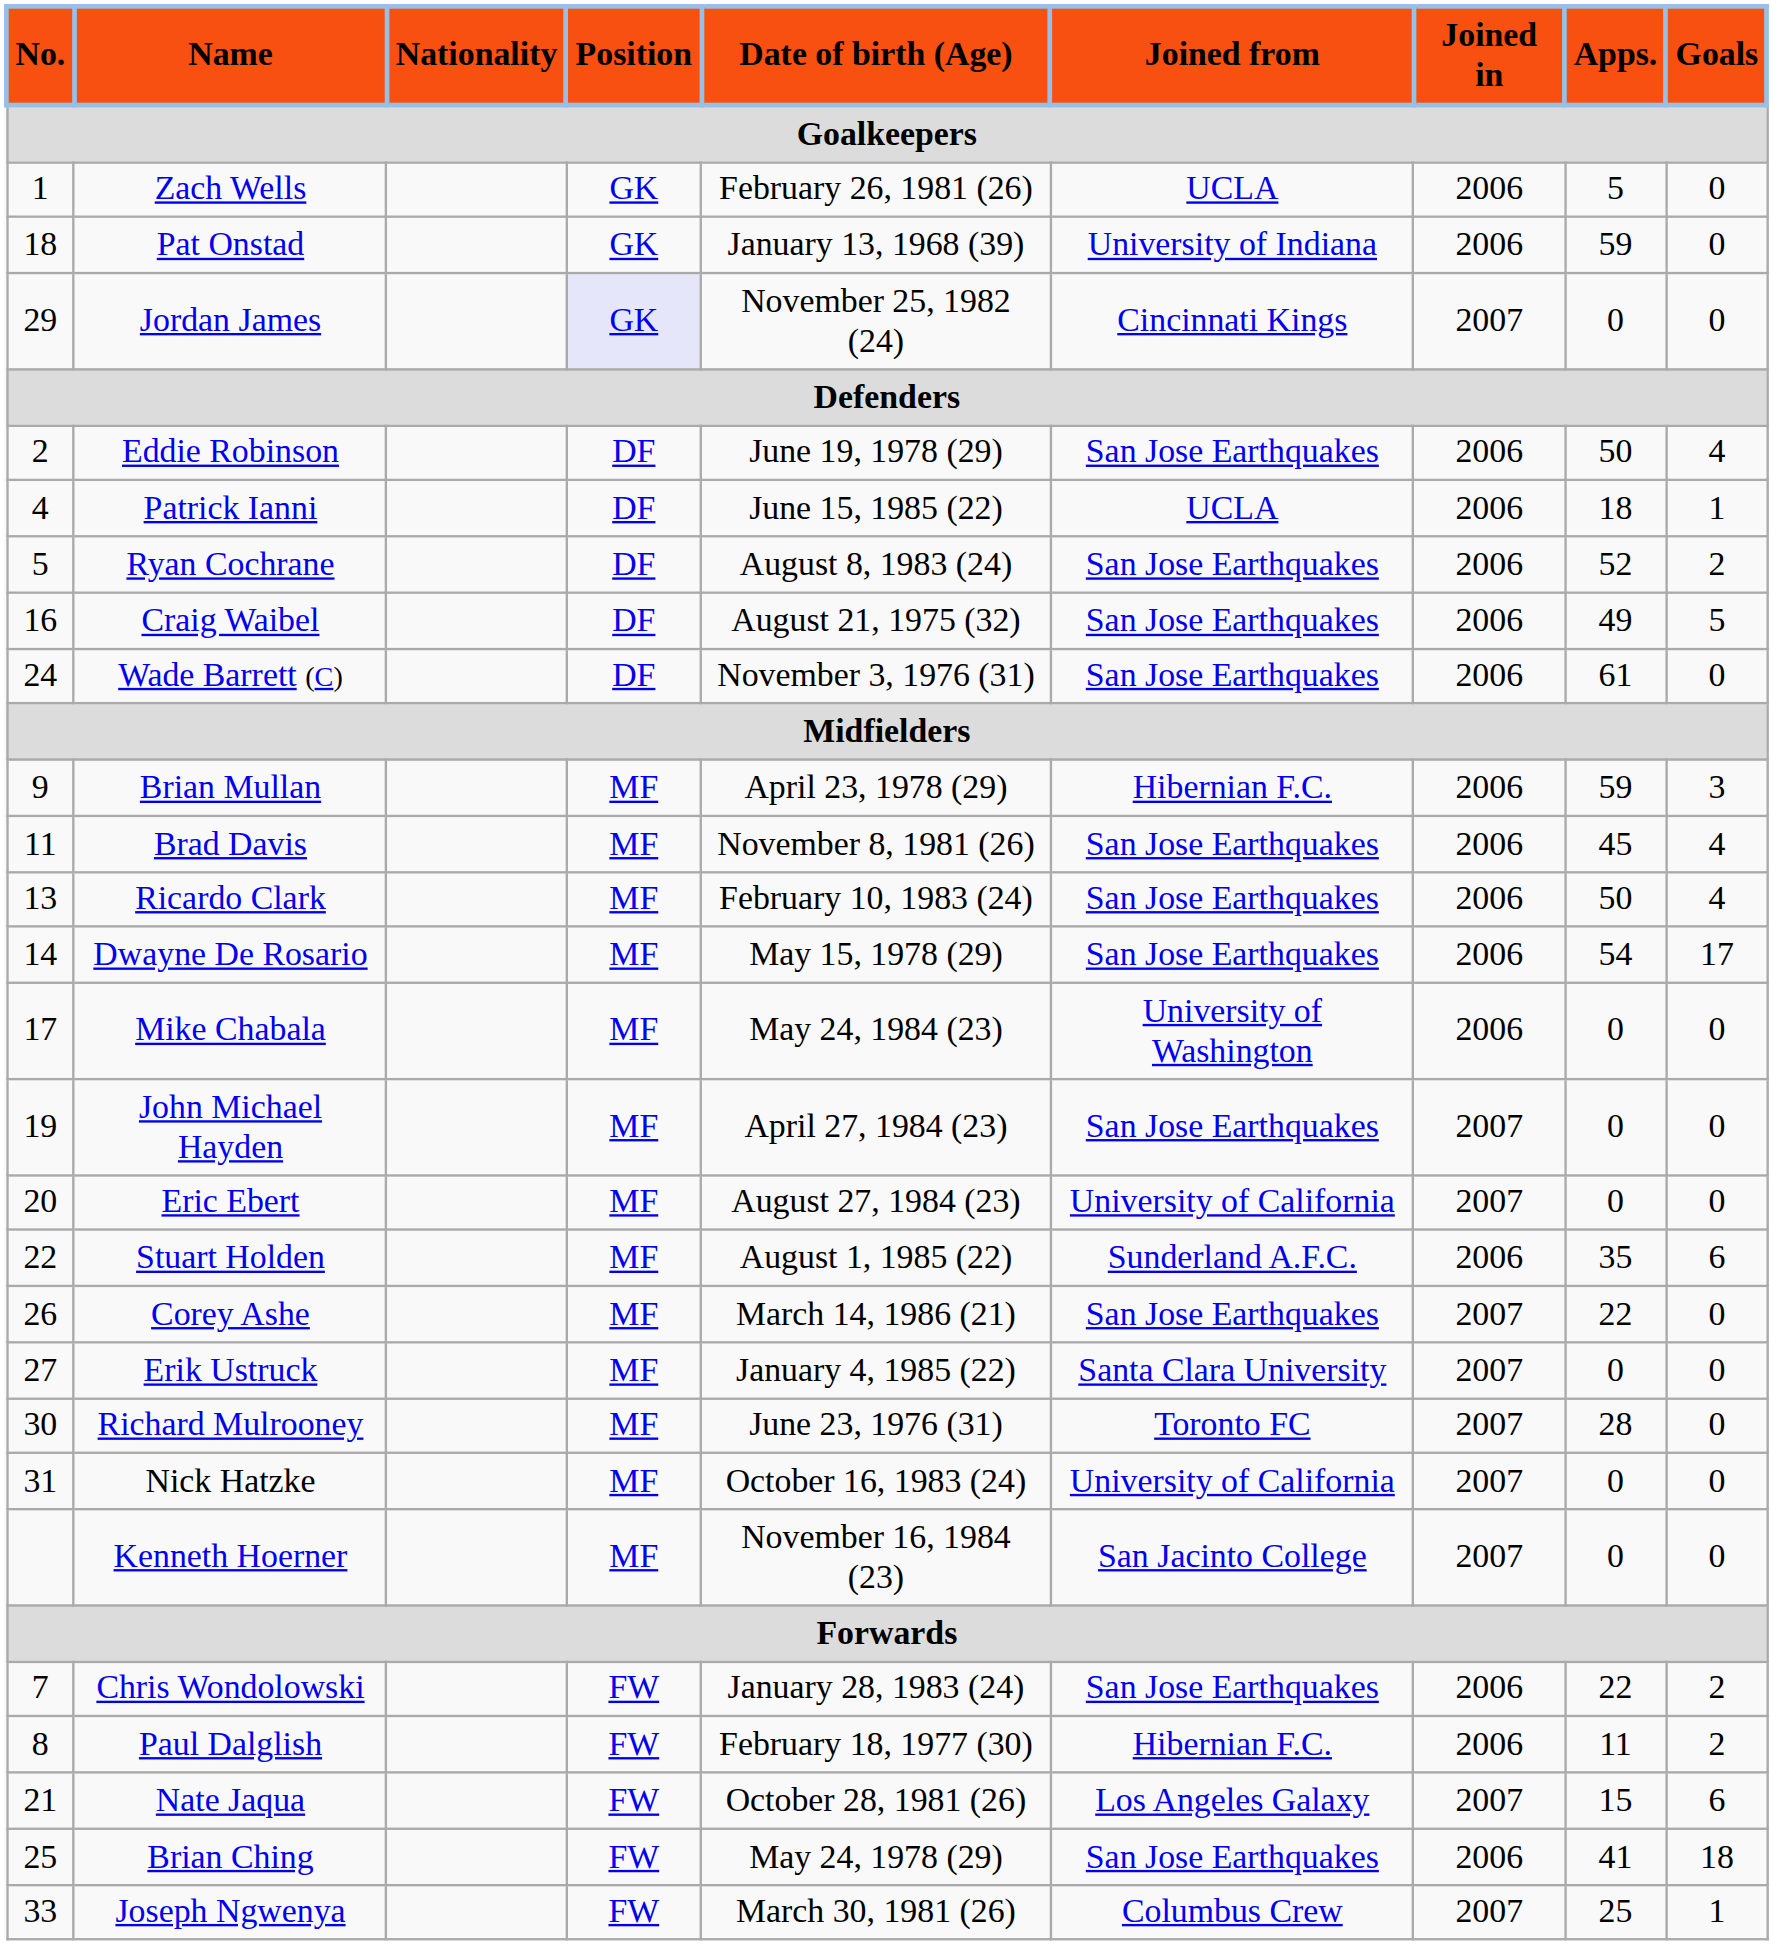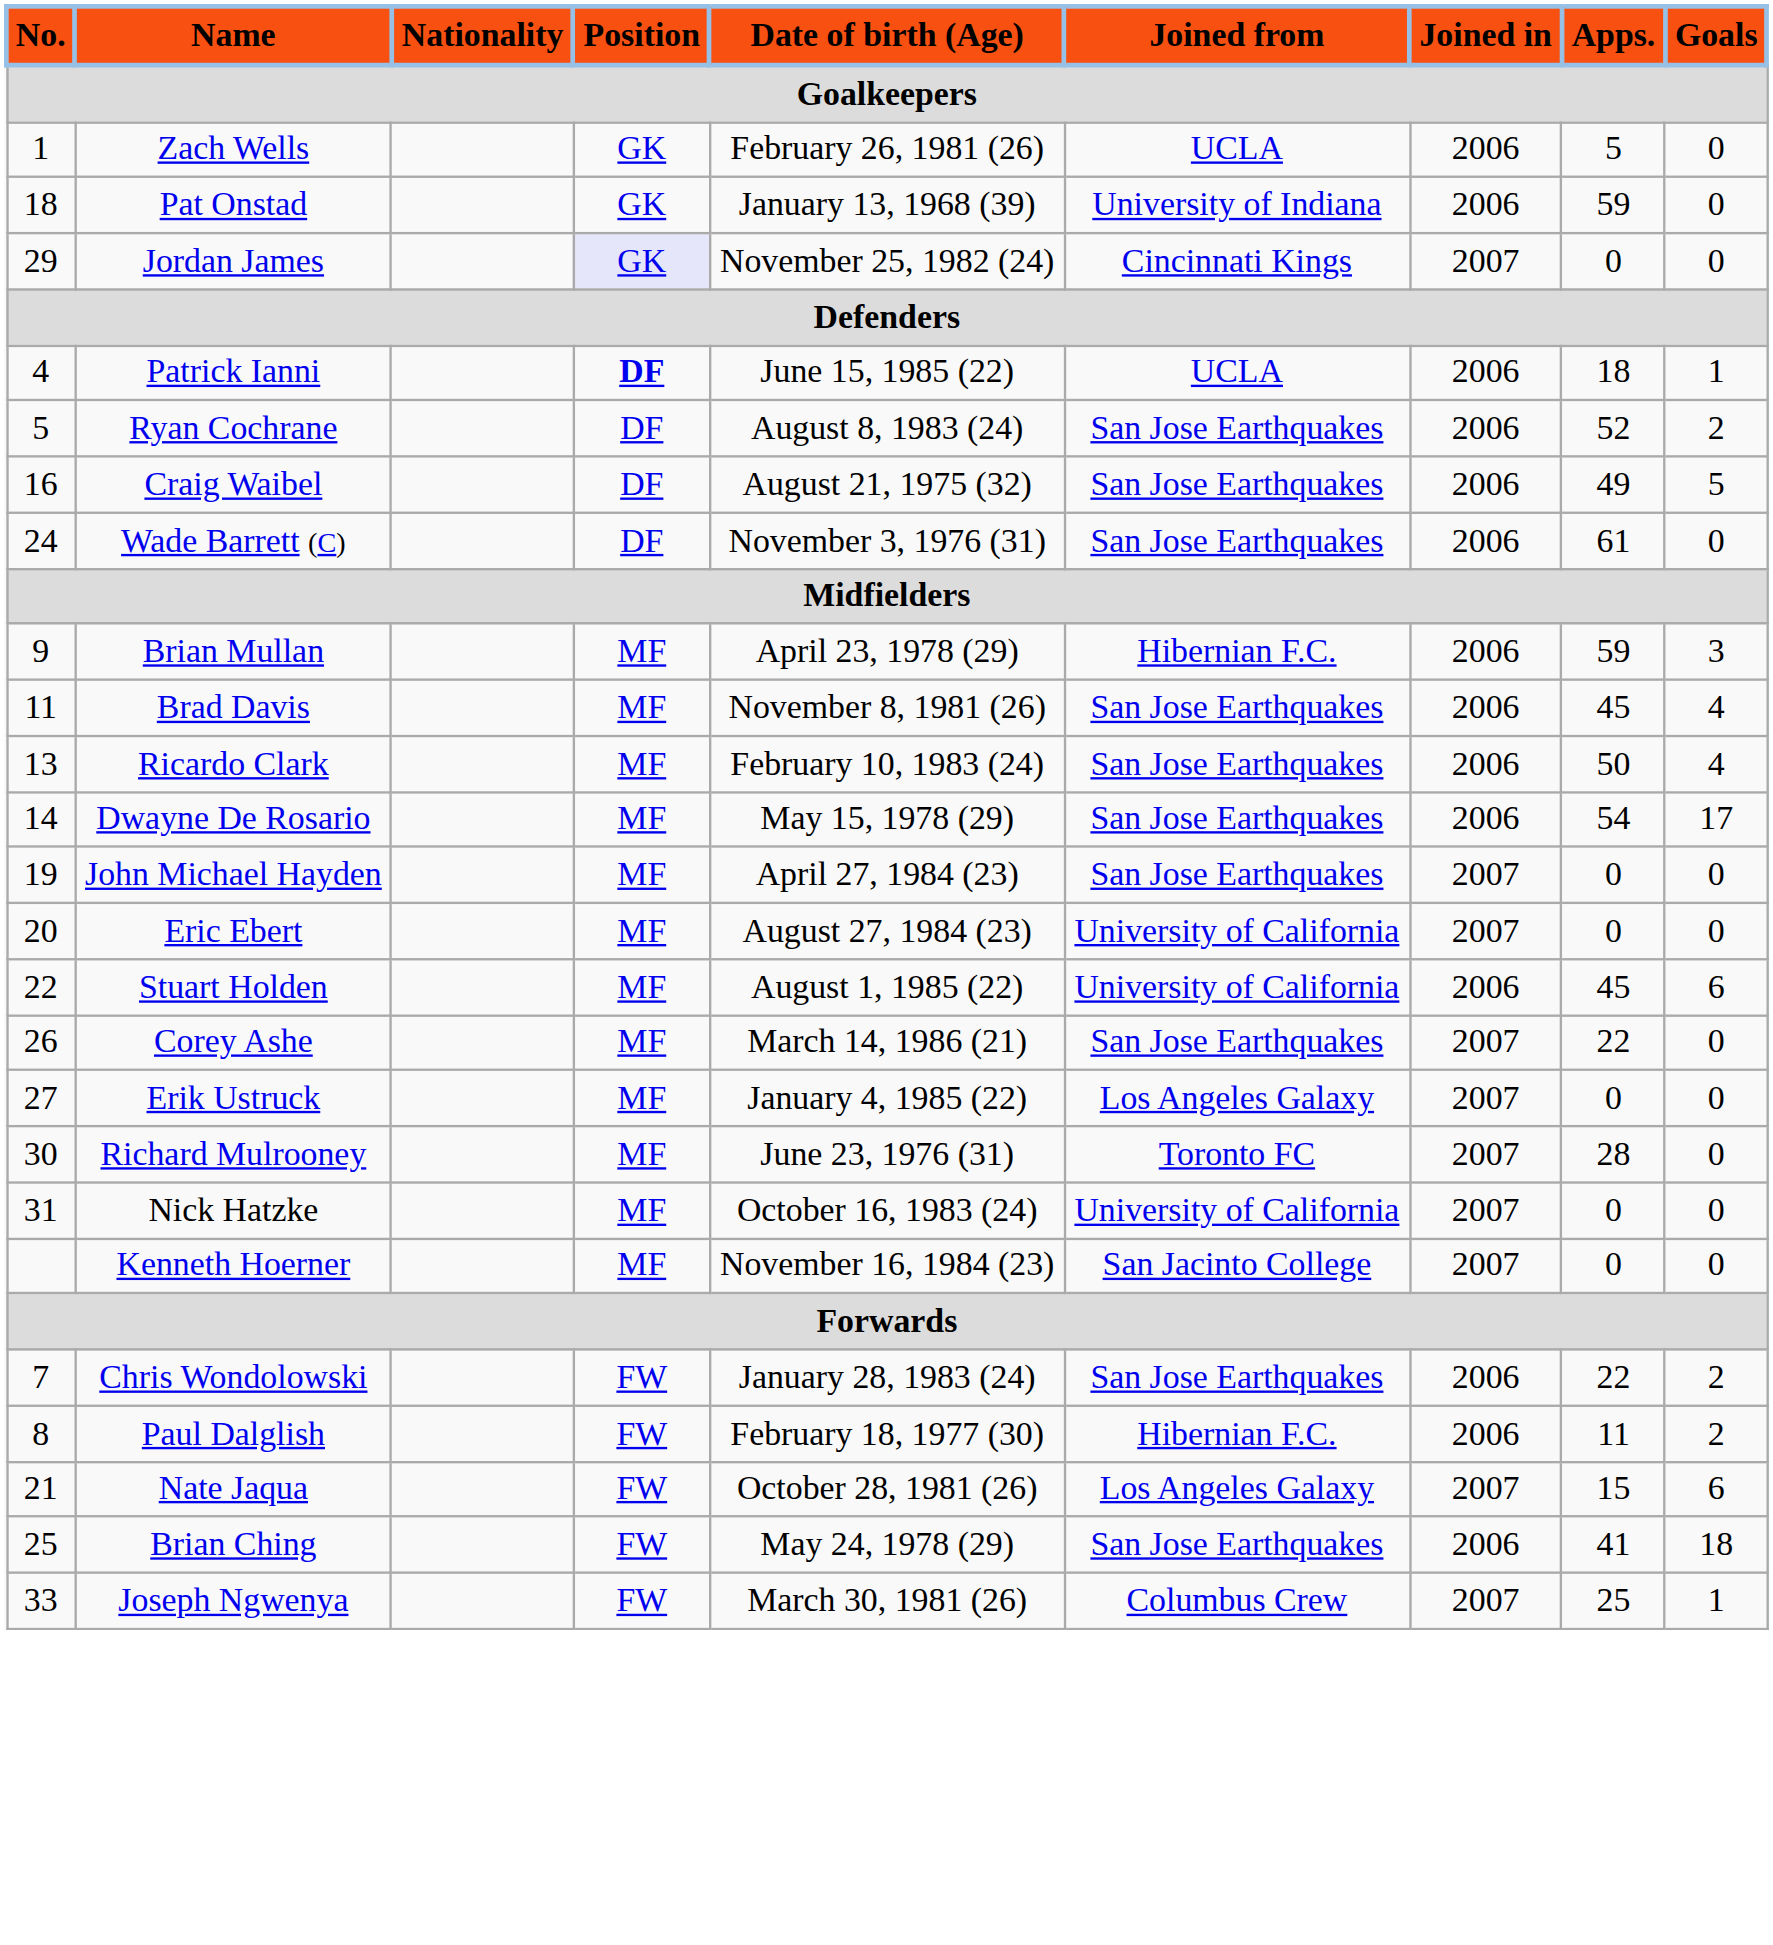- row: (230, 452)
(634, 508) normal -> (642, 372) bold
- row: (230, 1030)
(1232, 1257) Sunderland A.F.C. -> (1237, 986) University of California
(1615, 1257) 35 -> (1614, 986) 45
(1232, 1369) Santa Clara University -> (1237, 1097) Los Angeles Galaxy
